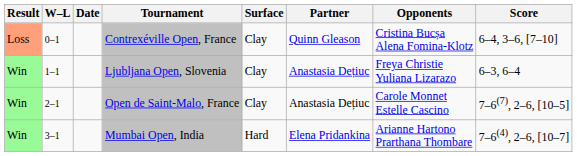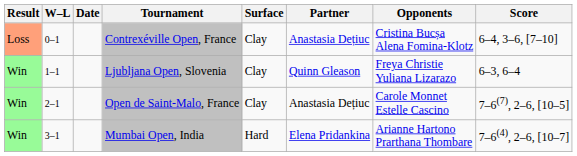(325, 39) Quinn Gleason -> (329, 39) Anastasia Dețiuc
(329, 71) Anastasia Dețiuc -> (325, 71) Quinn Gleason
